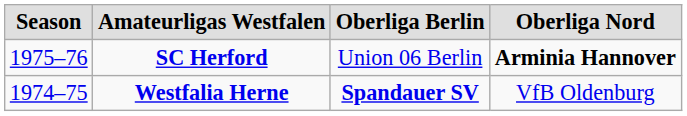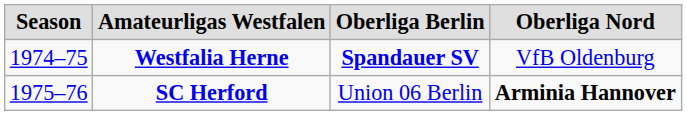rows swapped: (212, 92) <-> (212, 57)
